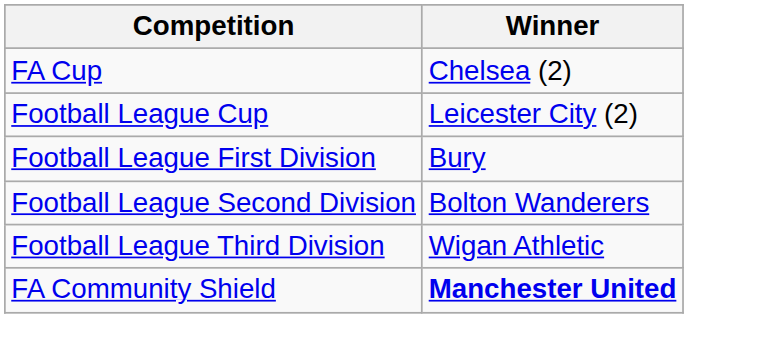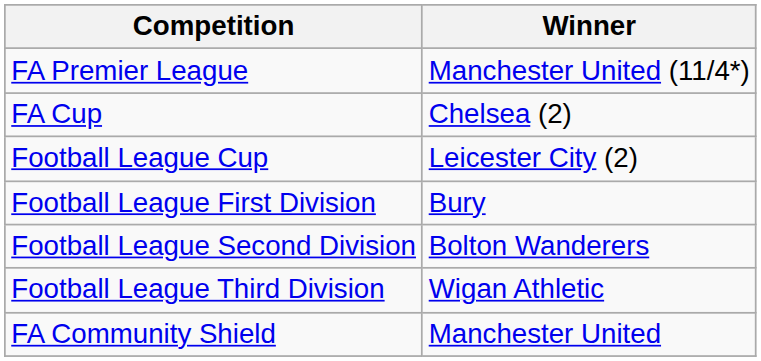+ row: (130, 70)
(553, 289) bold -> (545, 333) normal
